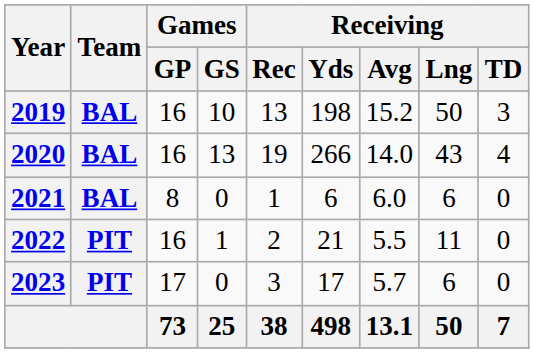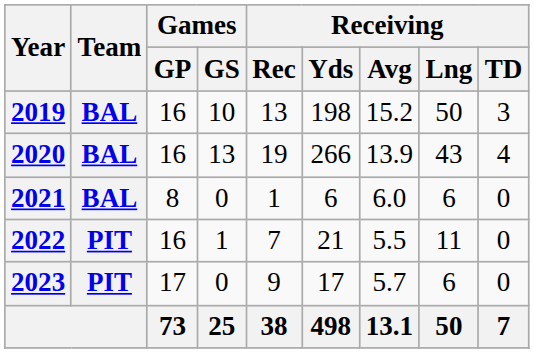(389, 154) 14.0 -> (389, 154) 13.9
(274, 240) 2 -> (274, 240) 7
(274, 283) 3 -> (274, 283) 9
